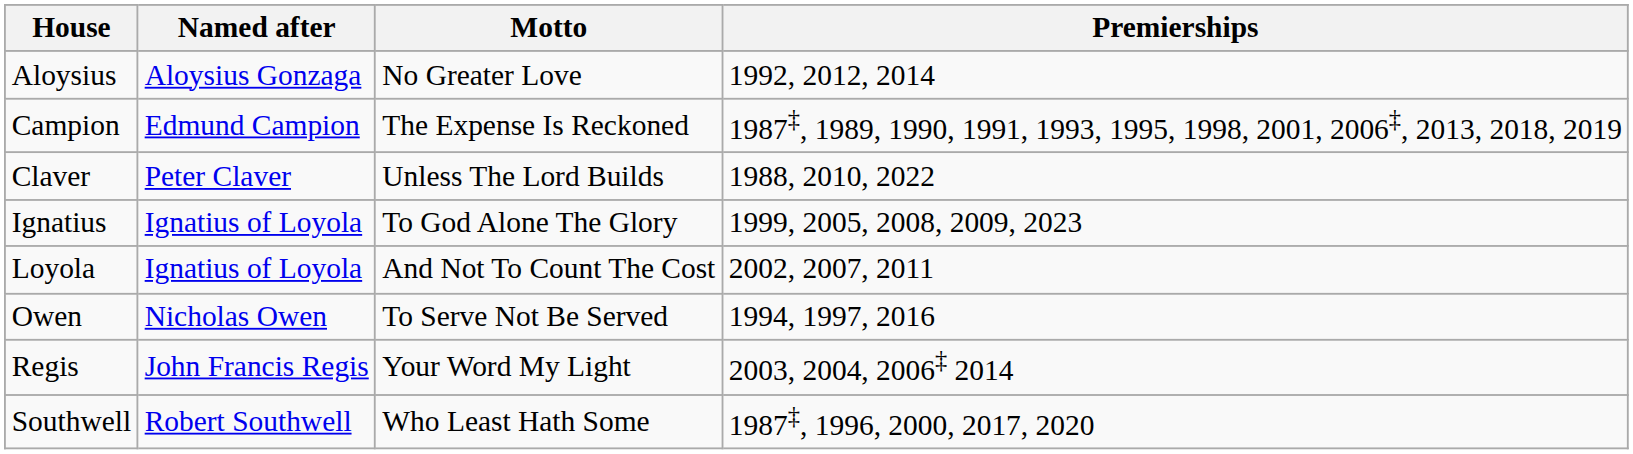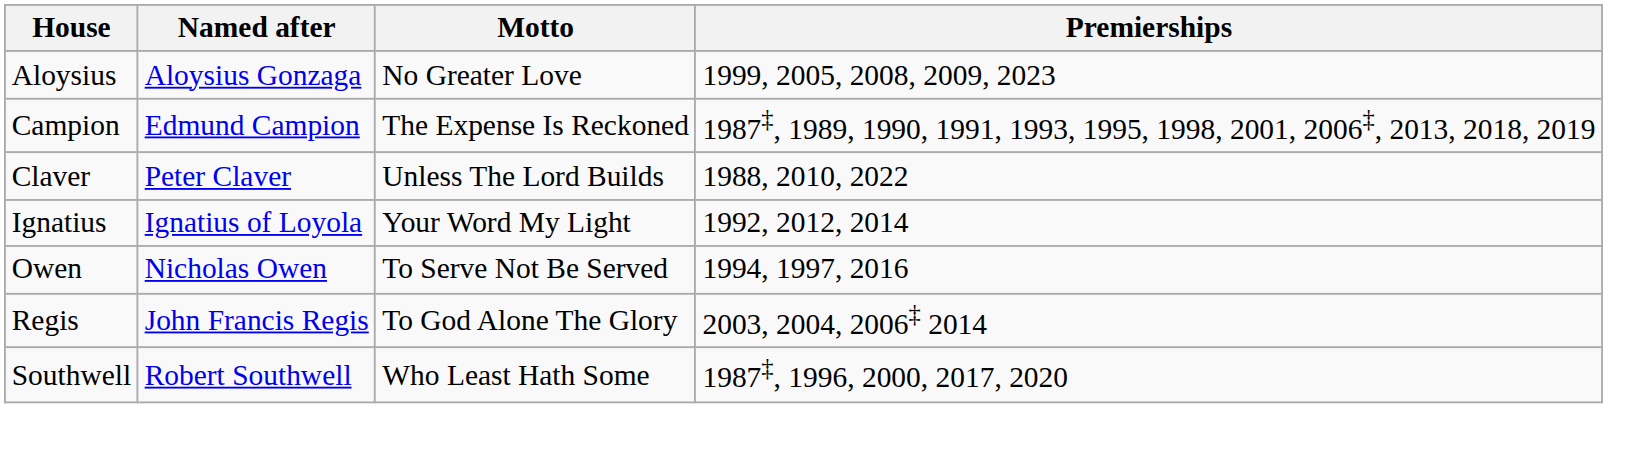(832, 74) 1992, 2012, 2014 -> (879, 74) 1999, 2005, 2008, 2009, 2023
(530, 222) To God Alone The Glory -> (507, 222) Your Word My Light
(906, 222) 1999, 2005, 2008, 2009, 2023 -> (805, 222) 1992, 2012, 2014
- row: (53, 269)
(507, 366) Your Word My Light -> (530, 319) To God Alone The Glory
